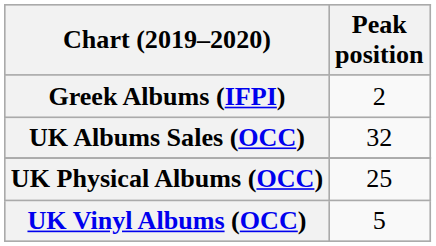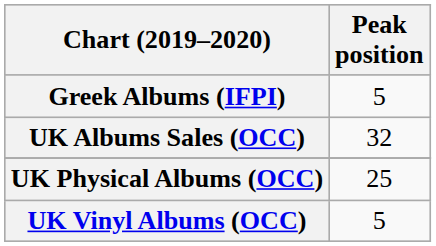(379, 95) 2 -> (379, 95) 5
